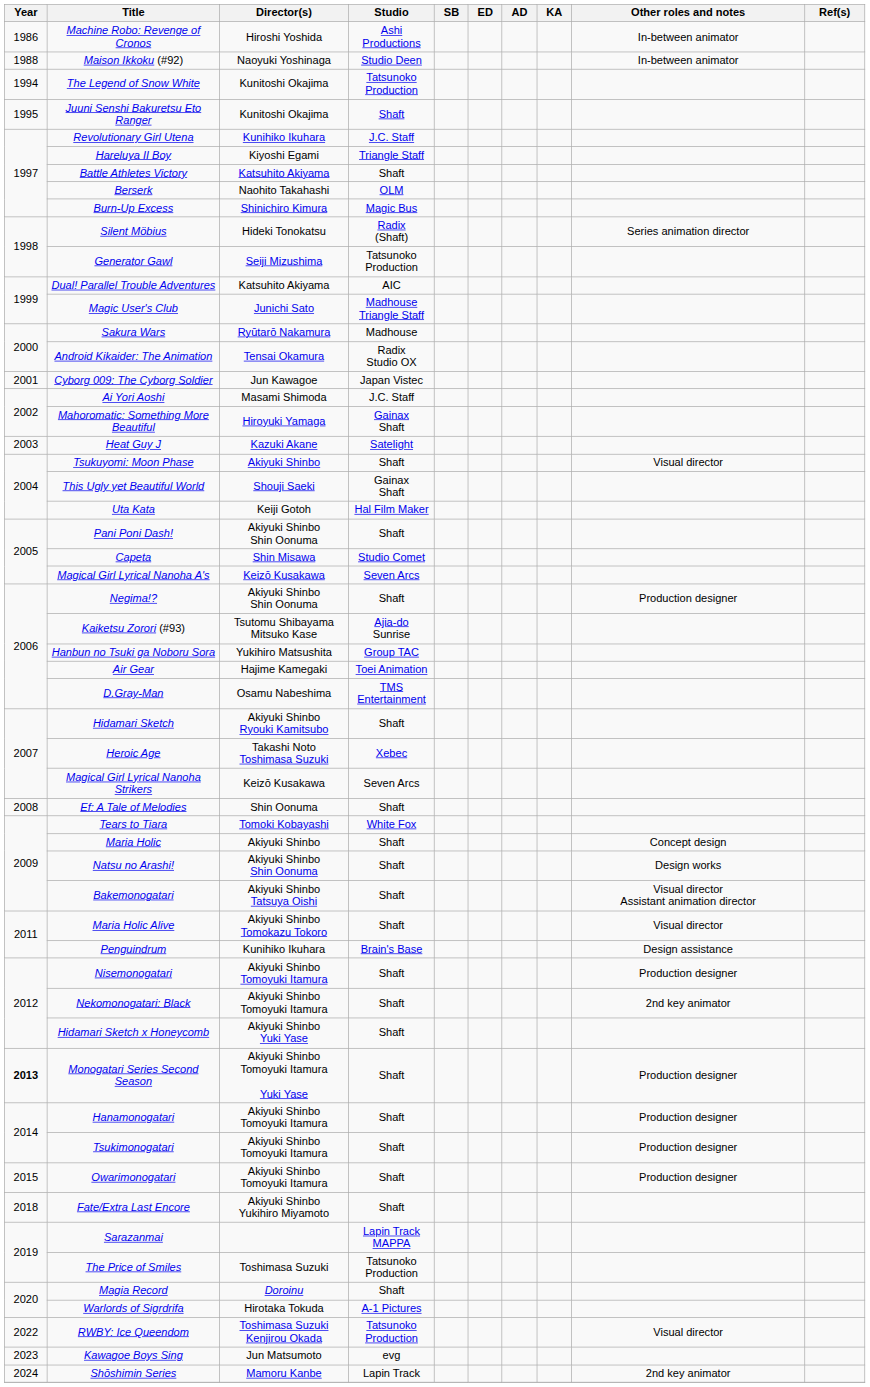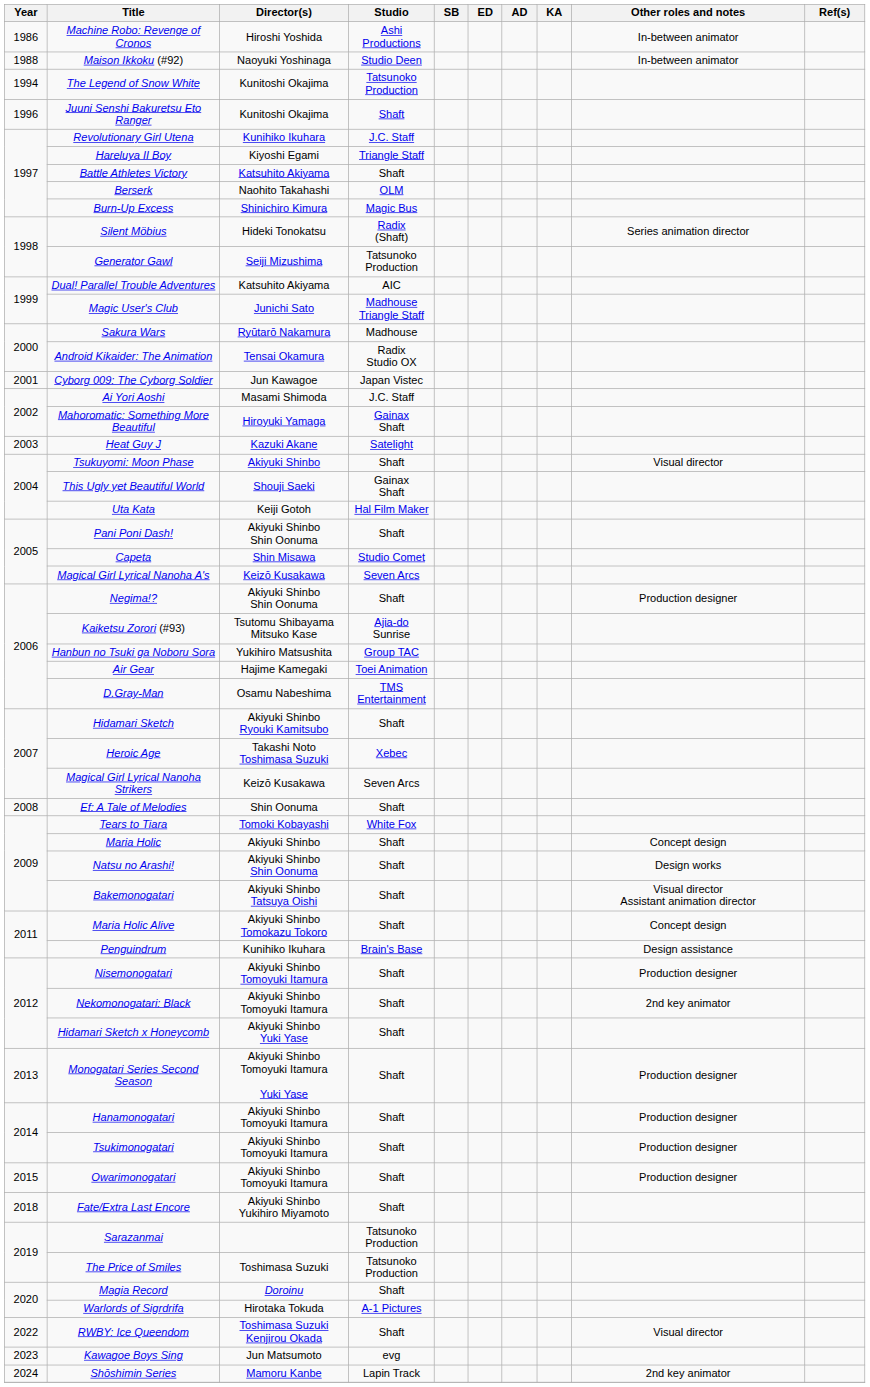(26, 114) 1995 -> (26, 114) 1996
(688, 925) Visual director -> (688, 925) Concept design
(26, 1075) bold -> (26, 1075) normal
(392, 1237) Lapin Track MAPPA -> (392, 1237) Tatsunoko Production
(392, 1332) Tatsunoko Production -> (392, 1332) Shaft
